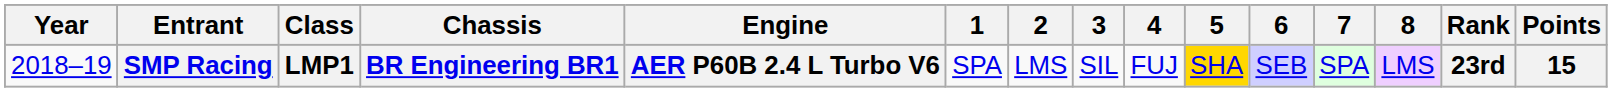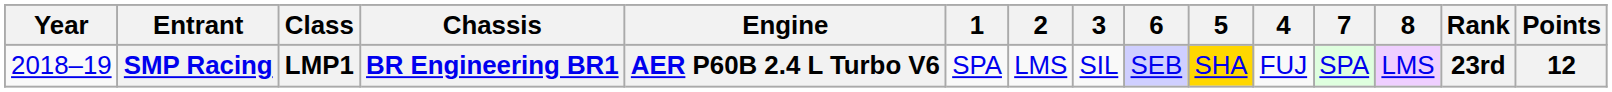columns swapped: (1154, 25) <-> (1281, 25)
(1562, 66) 15 -> (1562, 66) 12
